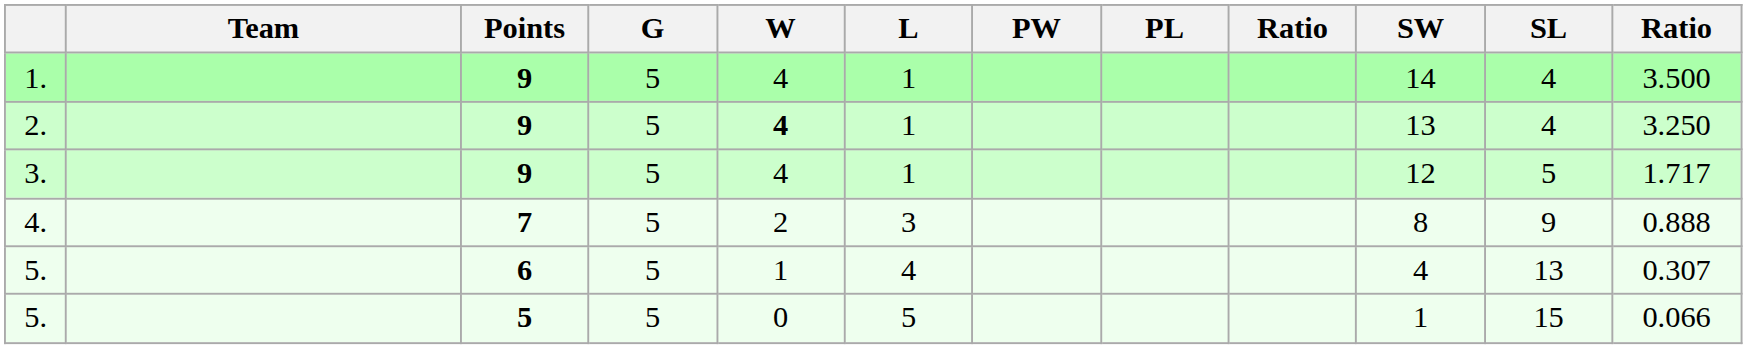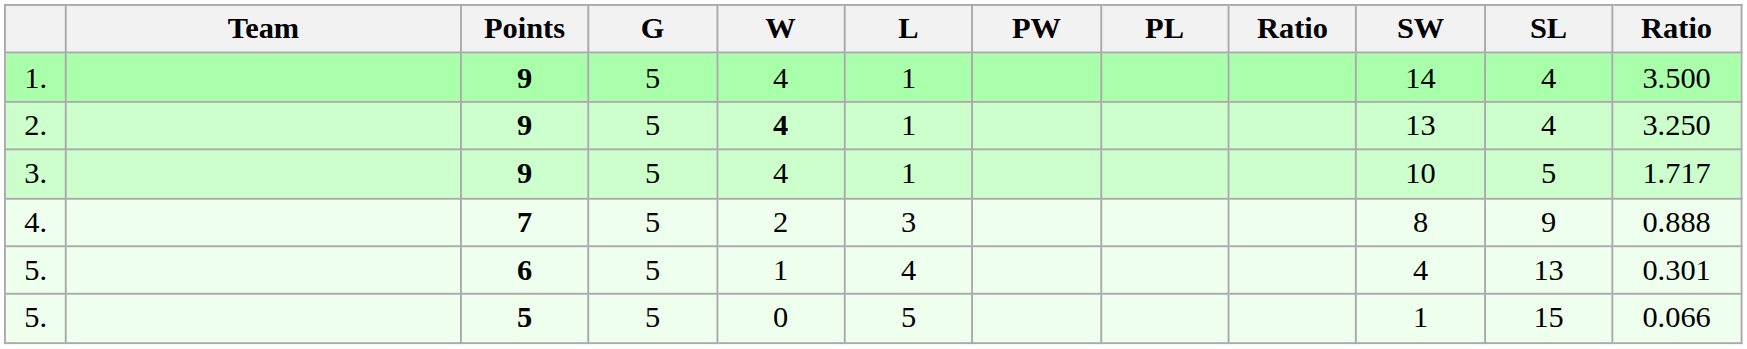(1421, 173) 12 -> (1421, 173) 10
(1677, 269) 0.307 -> (1677, 269) 0.301
